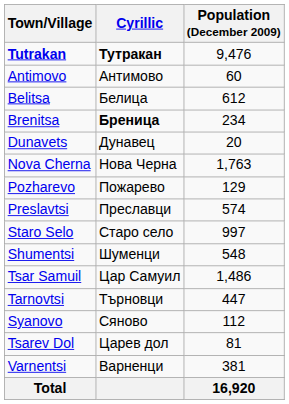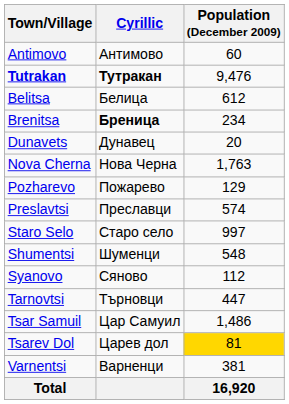rows swapped: (37, 53) <-> (37, 76)
rows swapped: (35, 321) <-> (44, 277)
(234, 344) no background -> (234, 344) gold background
